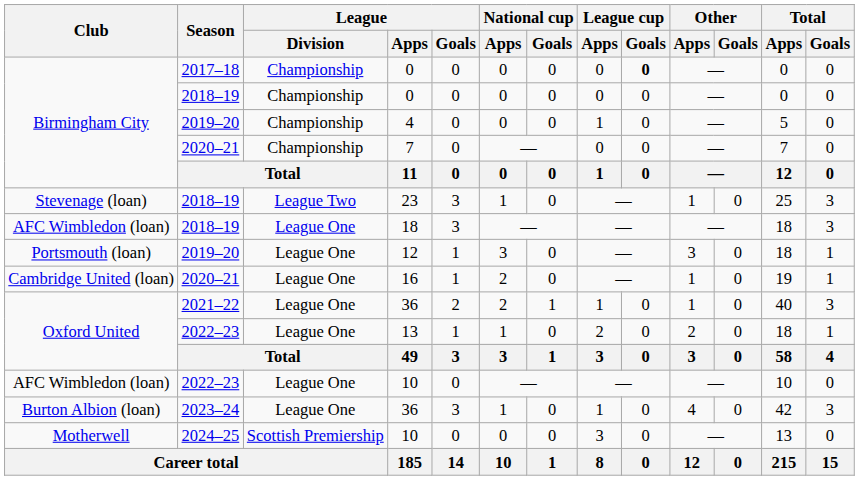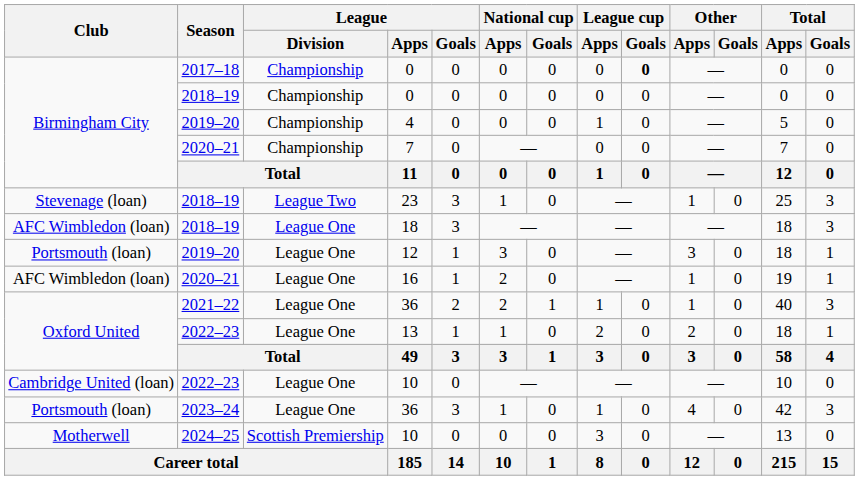(91, 278) Cambridge United (loan) -> (91, 278) AFC Wimbledon (loan)
(91, 383) AFC Wimbledon (loan) -> (91, 383) Cambridge United (loan)
(91, 409) Burton Albion (loan) -> (91, 409) Portsmouth (loan)
